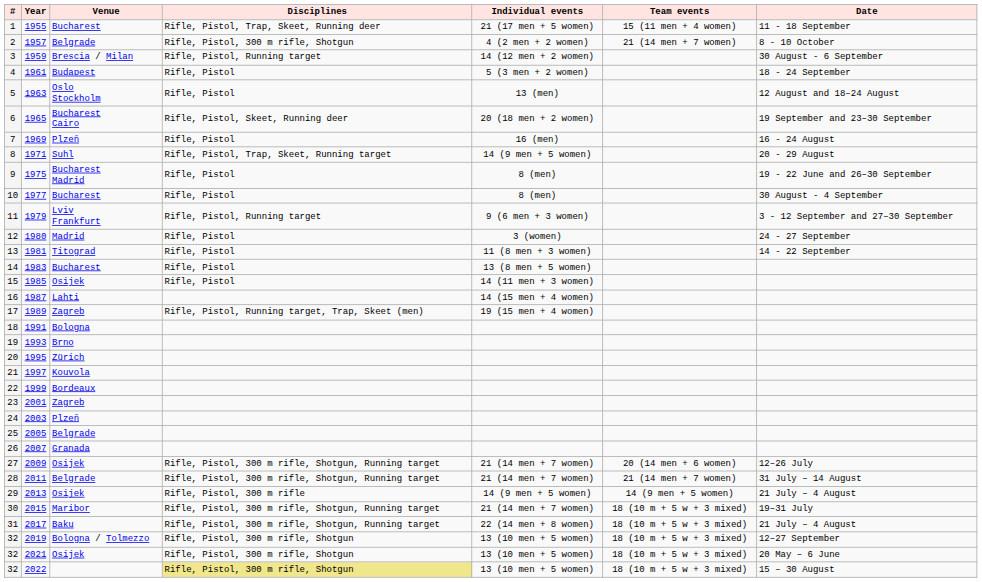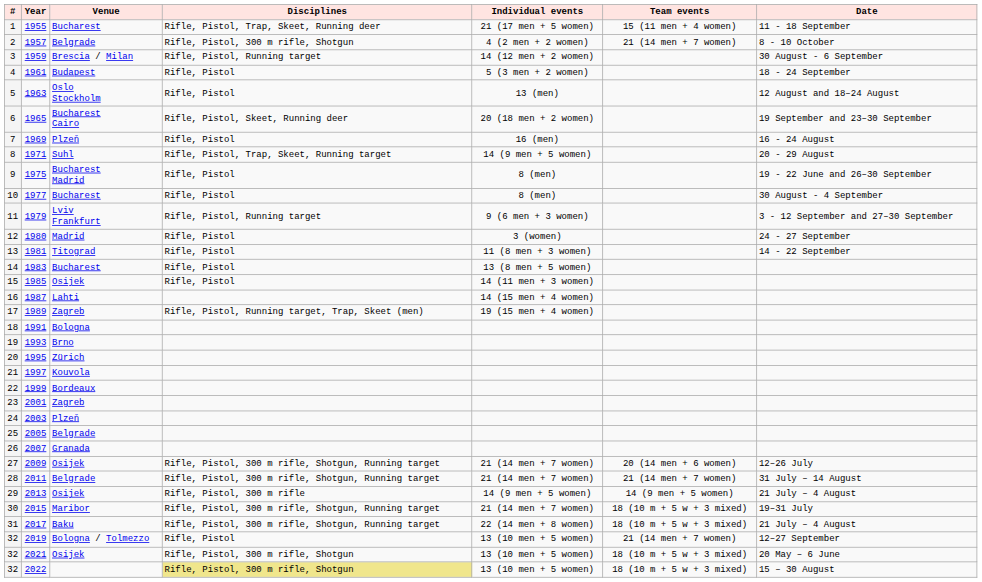(259, 539) Rifle, Pistol, 300 m rifle, Shotgun -> (200, 539) Rifle, Pistol
(680, 539) 18 (10 m + 5 w + 3 mixed) -> (680, 539) 21 (14 men + 7 women)
